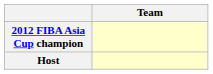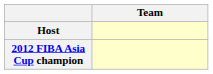rows swapped: (48, 60) <-> (48, 36)
